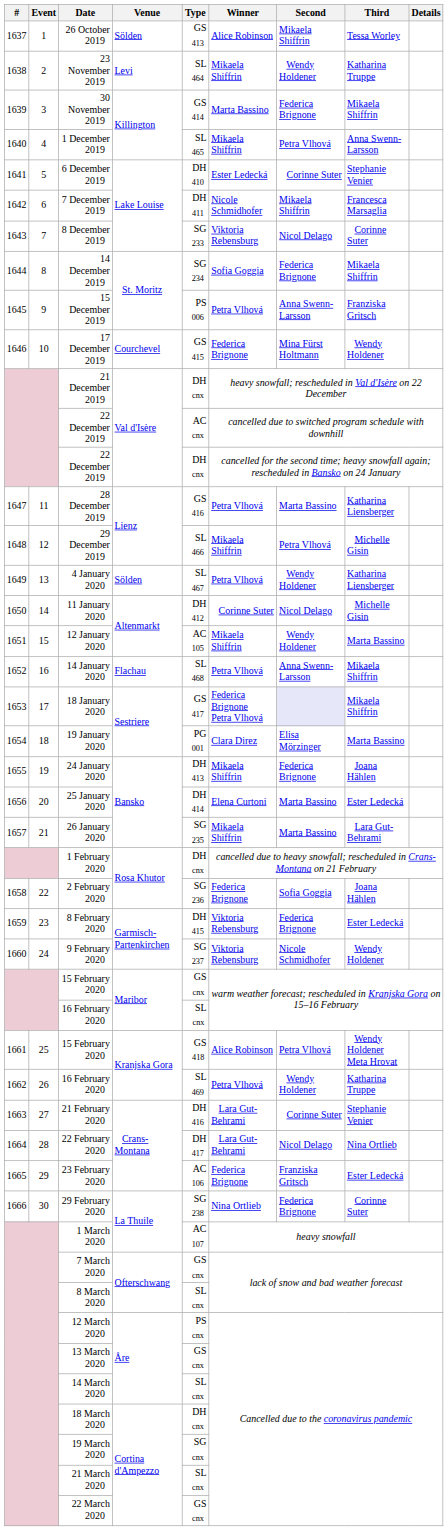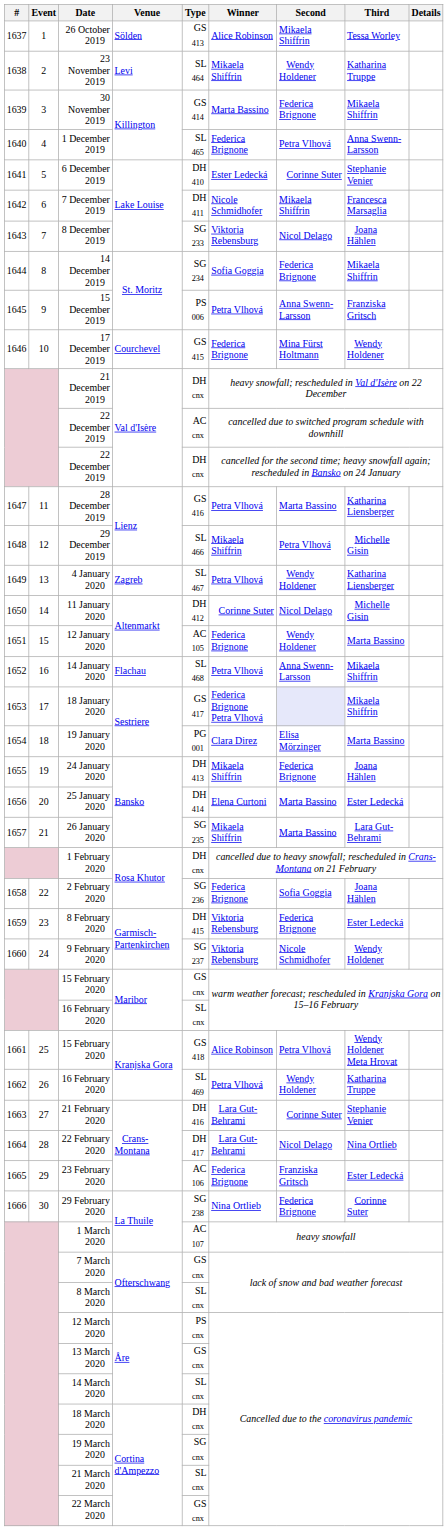(227, 144) Mikaela Shiffrin -> (230, 144) Federica Brignone
(367, 235) Corinne Suter -> (362, 235) Joana Hählen
(128, 580) Sölden -> (129, 580) Zagreb
(227, 641) Mikaela Shiffrin -> (230, 641) Federica Brignone
